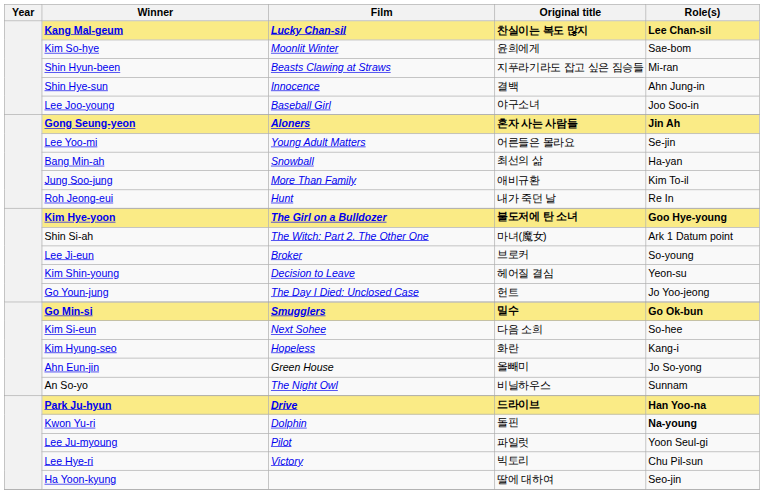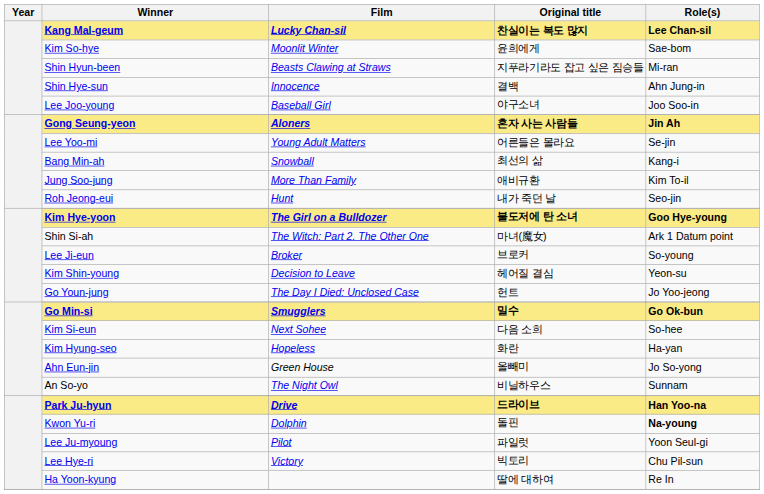(665, 161) Ha-yan -> (664, 161) Kang-i
(661, 199) Re In -> (665, 199) Seo-jin
(664, 348) Kang-i -> (665, 348) Ha-yan
(665, 480) Seo-jin -> (661, 480) Re In
